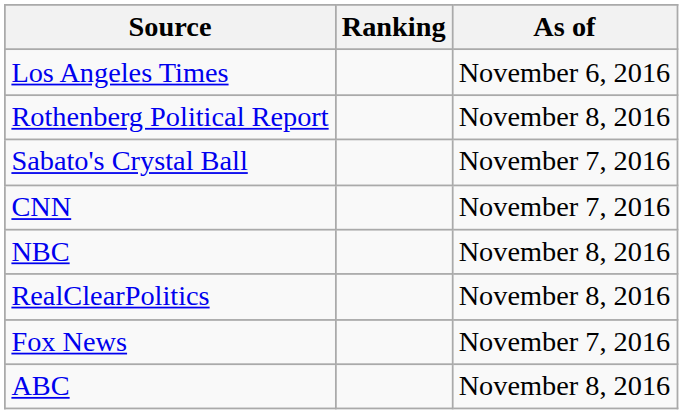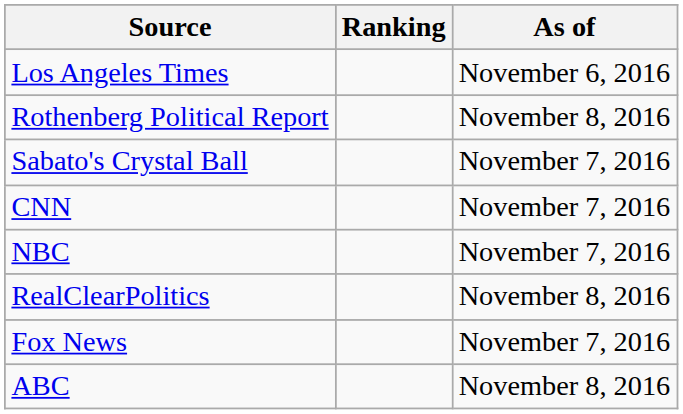(564, 251) November 8, 2016 -> (564, 251) November 7, 2016
